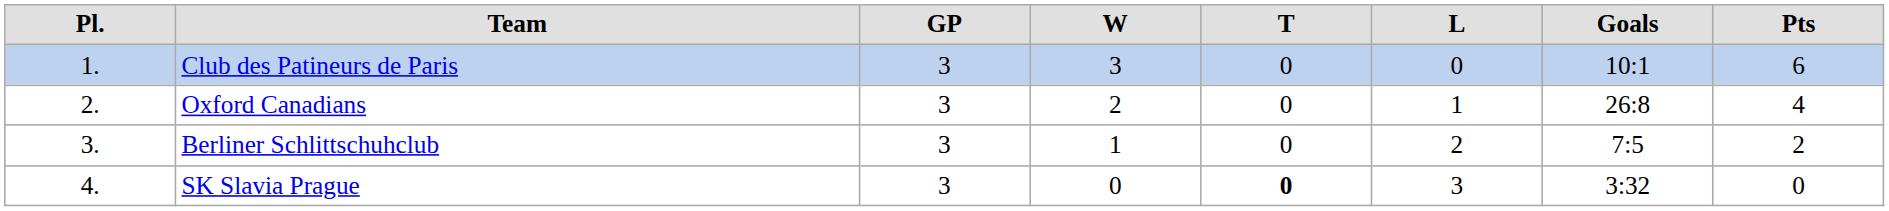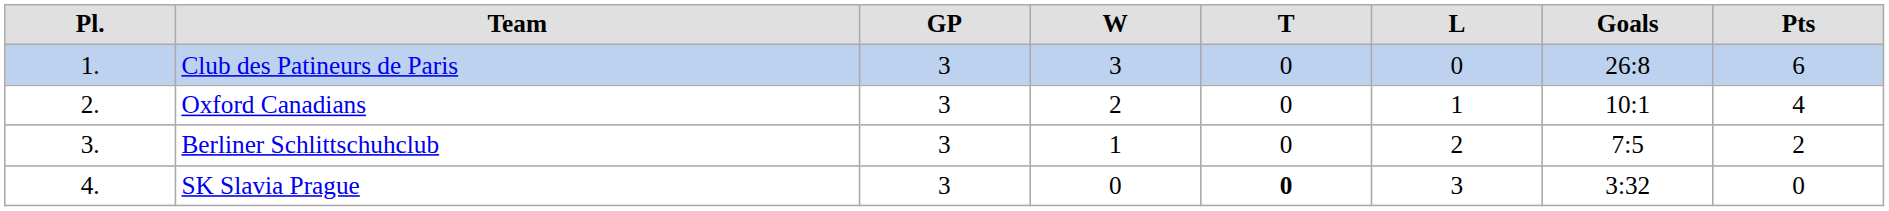(1628, 64) 10:1 -> (1628, 64) 26:8
(1628, 104) 26:8 -> (1628, 104) 10:1
